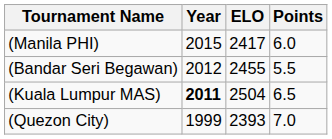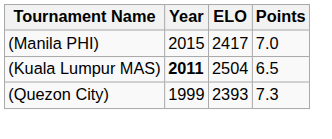(284, 43) 6.0 -> (267, 43) 7.0
- row: (93, 69)
(284, 120) 7.0 -> (267, 95) 7.3
